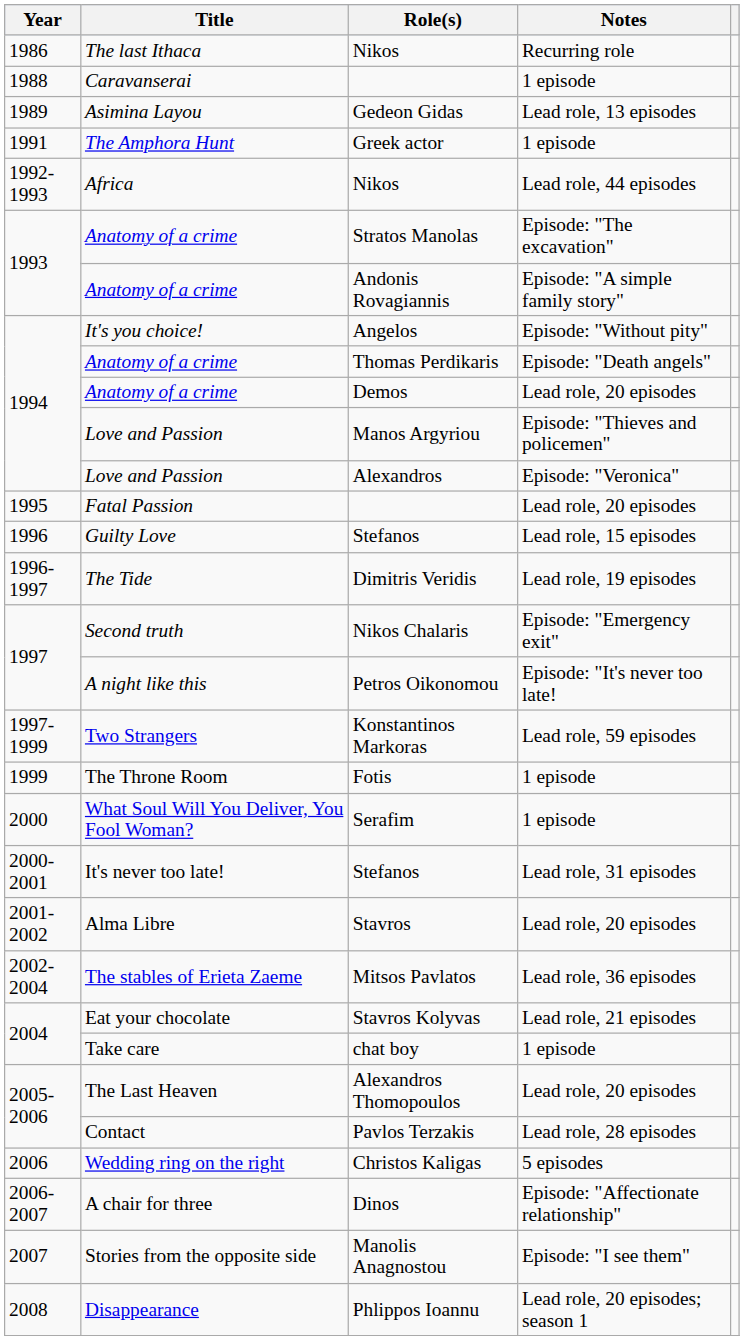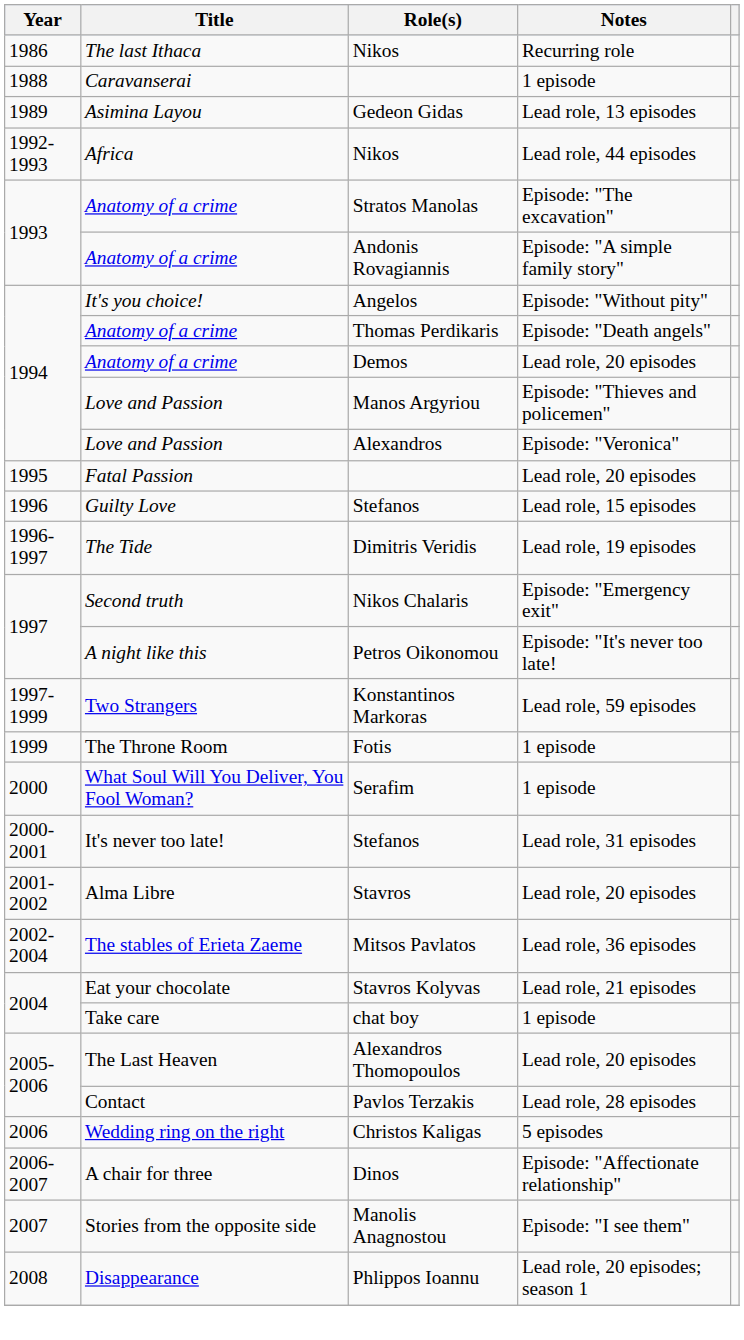- row: (160, 142)
